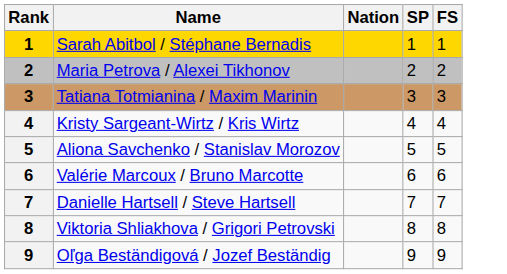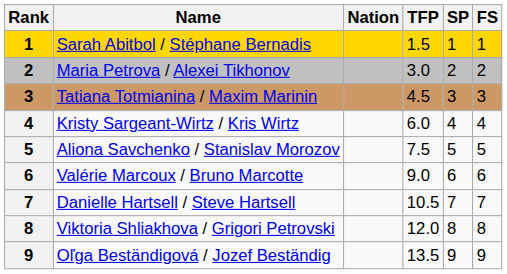+ column: (423, 17)
